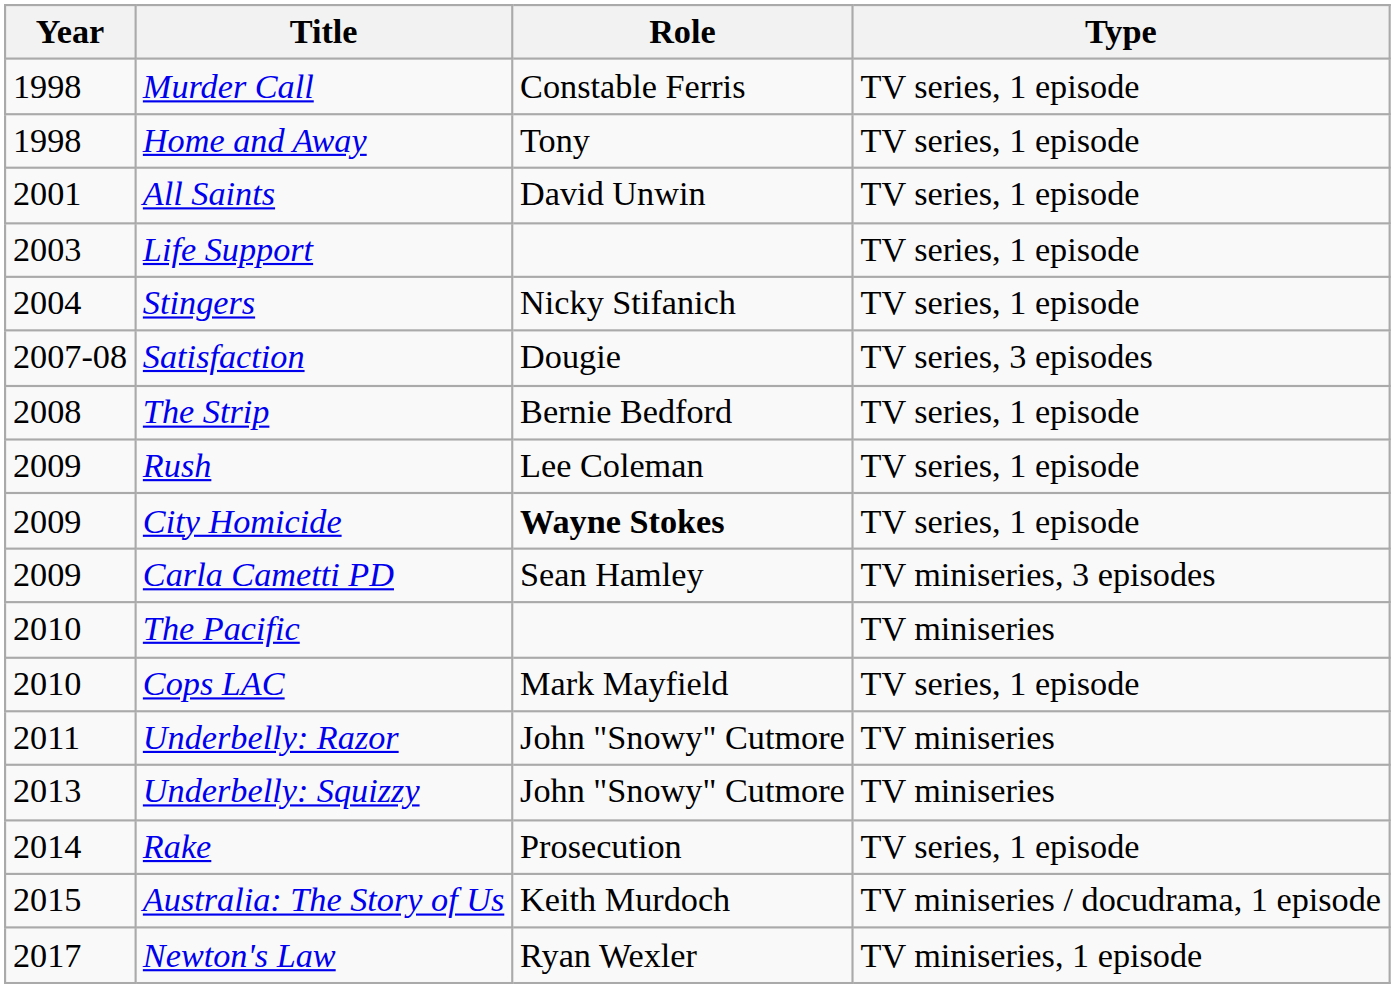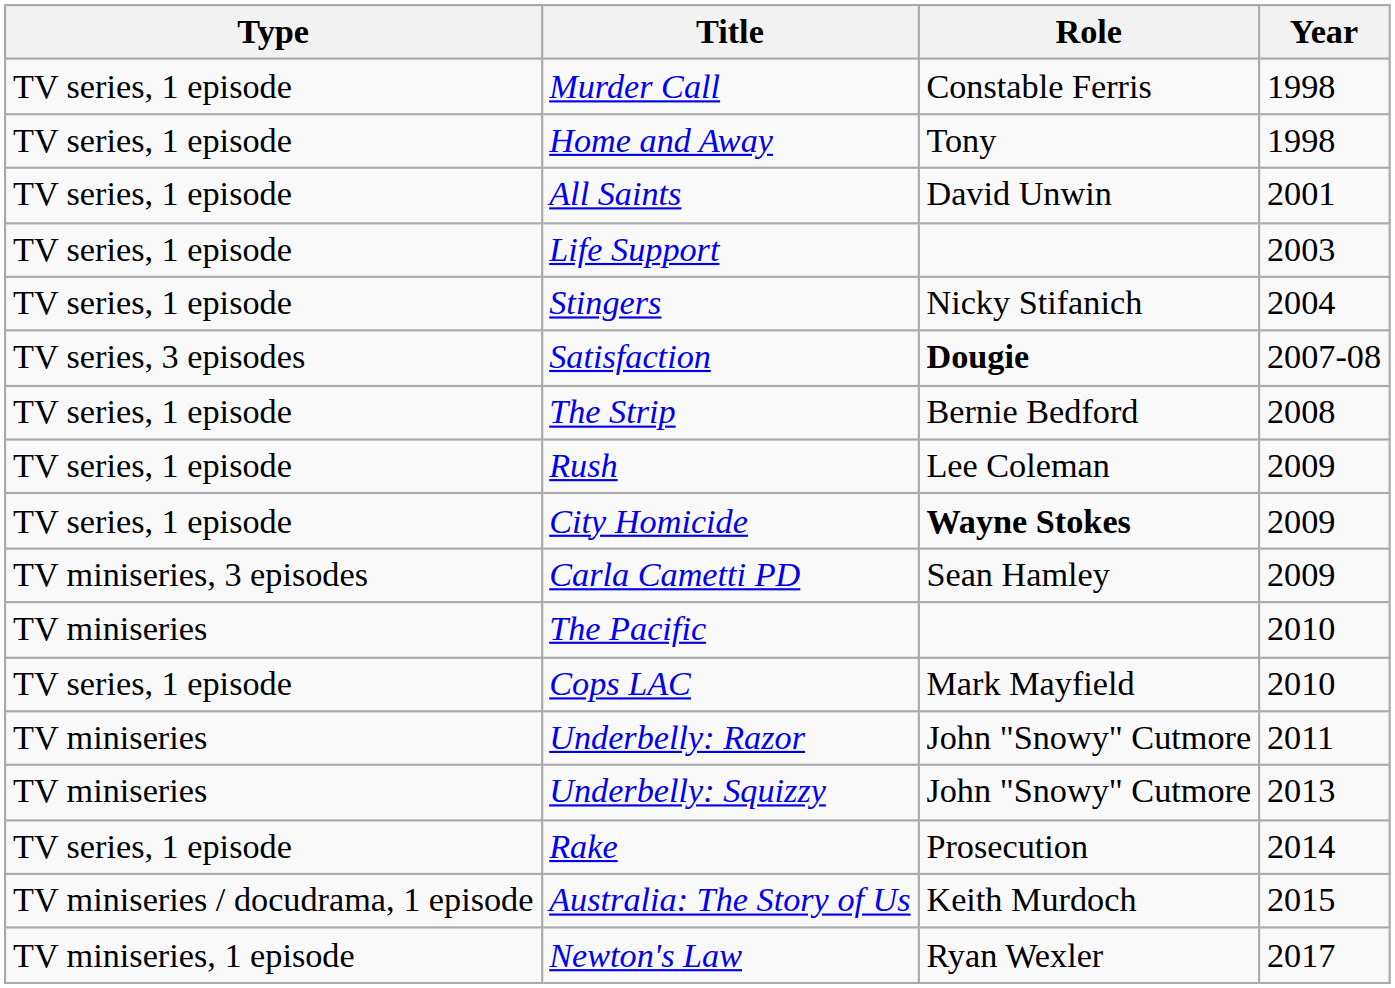columns swapped: (70, 31) <-> (1121, 31)
(570, 357) normal -> (978, 357) bold
